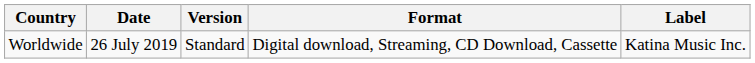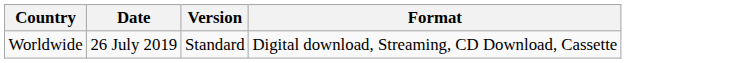- column: (685, 17)
